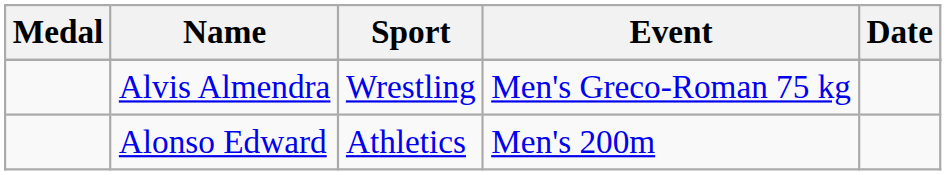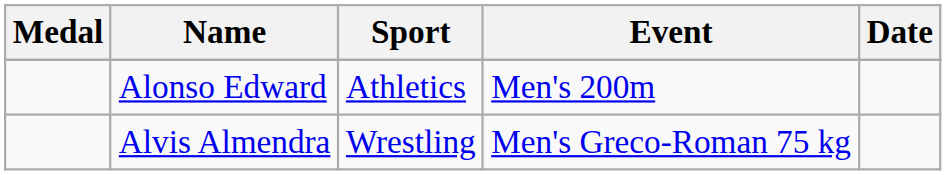rows swapped: (225, 87) <-> (223, 141)
